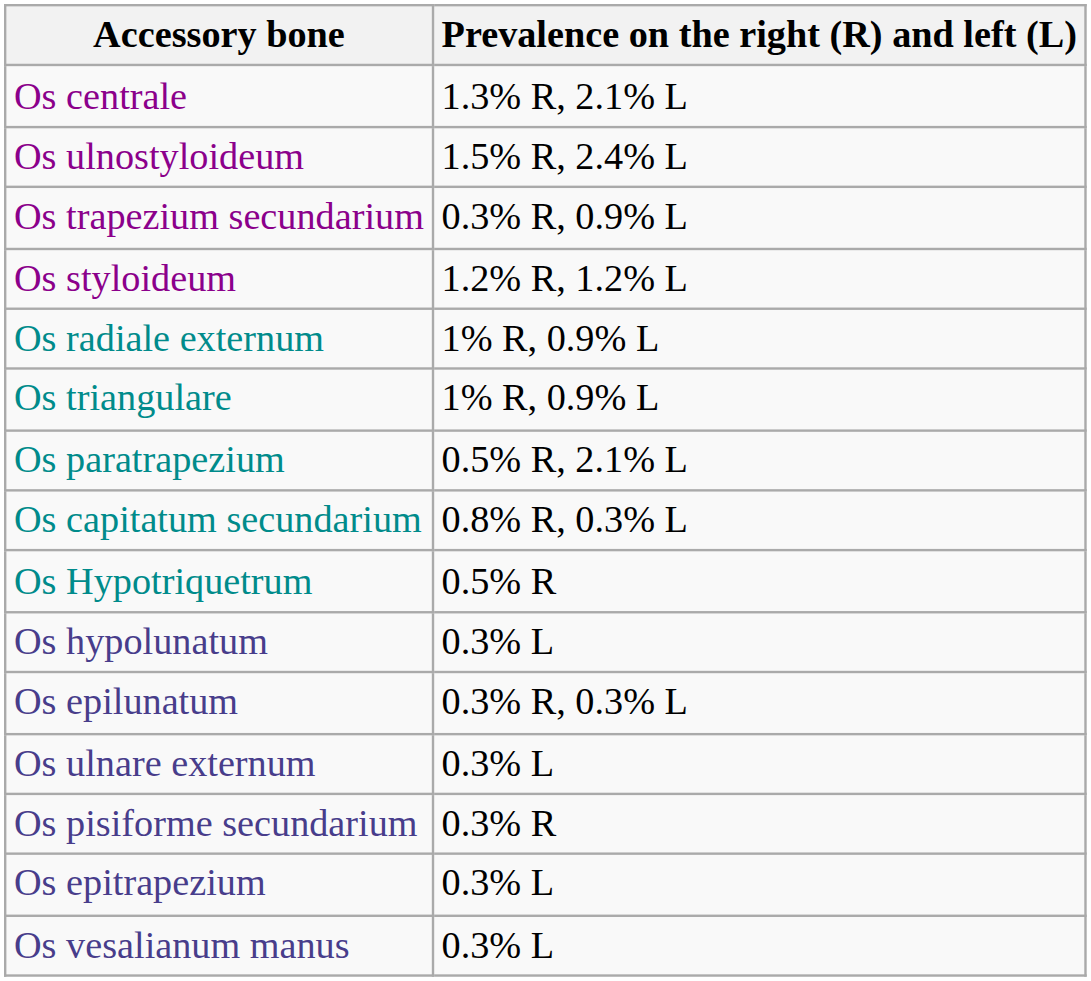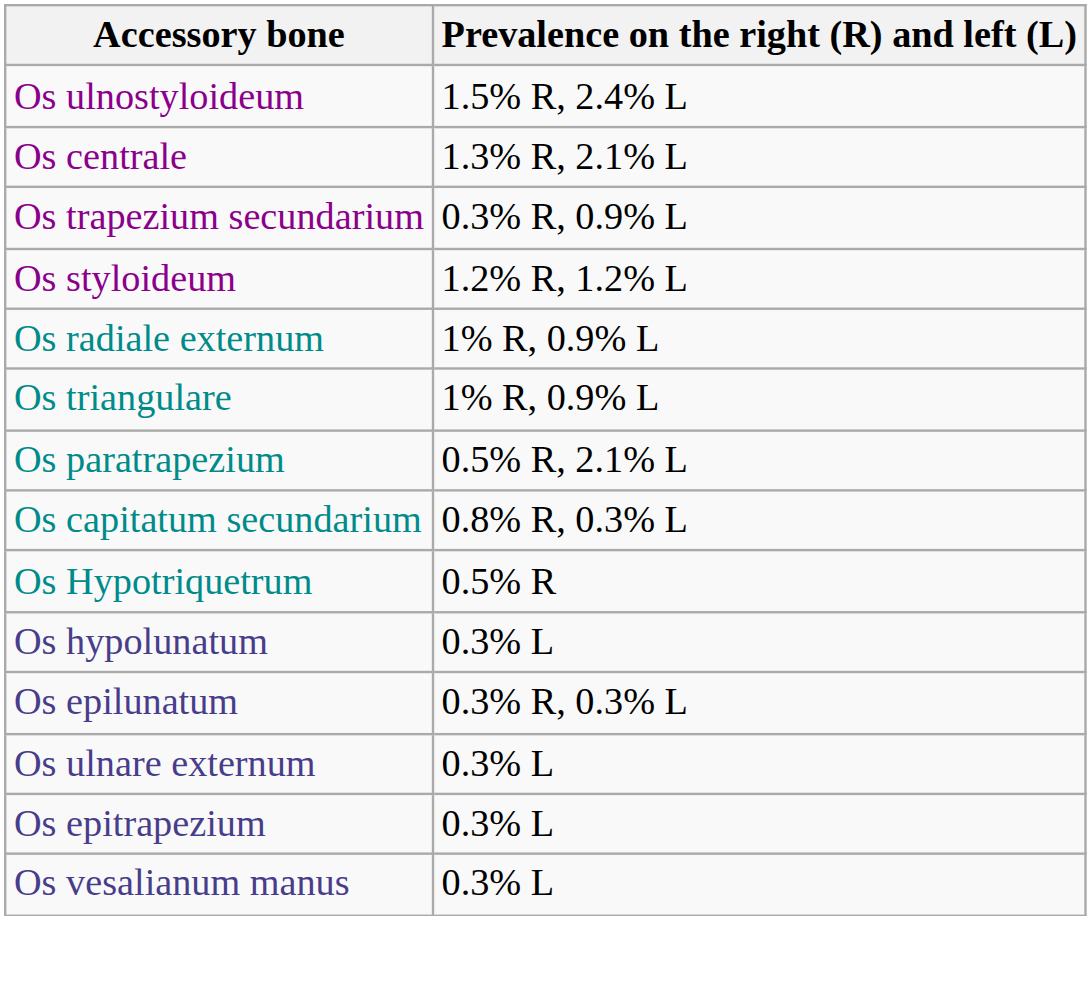rows swapped: (159, 156) <-> (101, 95)
- row: (216, 823)
